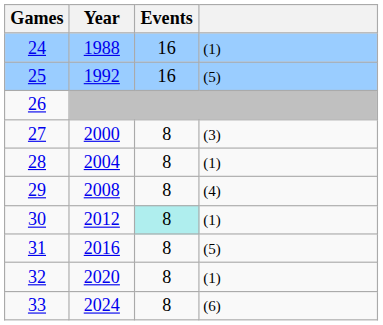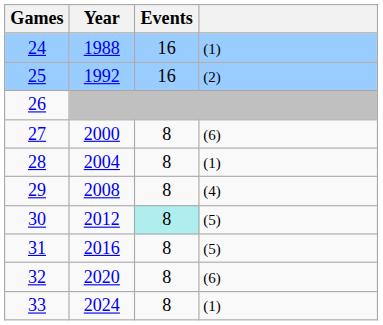(212, 77) (5) -> (212, 77) (2)
(212, 134) (3) -> (212, 134) (6)
(212, 220) (1) -> (212, 220) (5)
(212, 278) (1) -> (212, 278) (6)
(212, 306) (6) -> (212, 306) (1)
